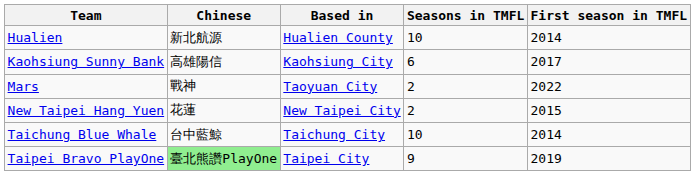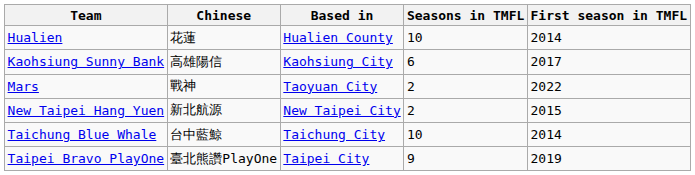(196, 37) 新北航源 -> (183, 37) 花蓮
(183, 110) 花蓮 -> (196, 110) 新北航源
(224, 158) lightgreen background -> (224, 158) no background
